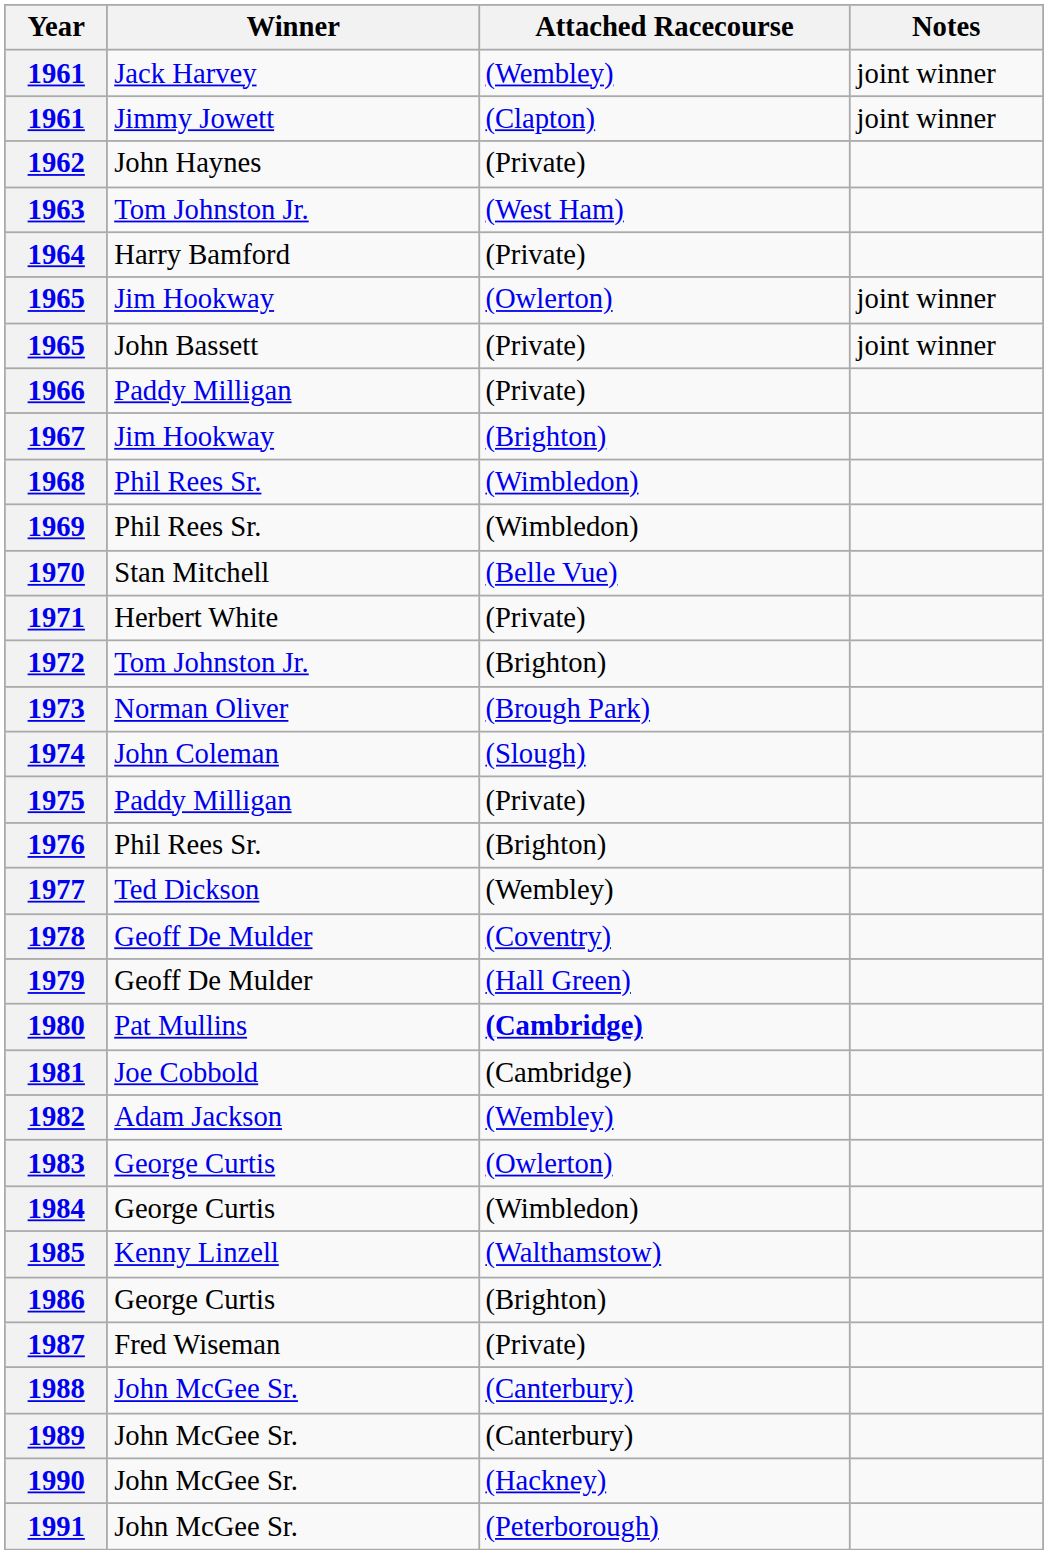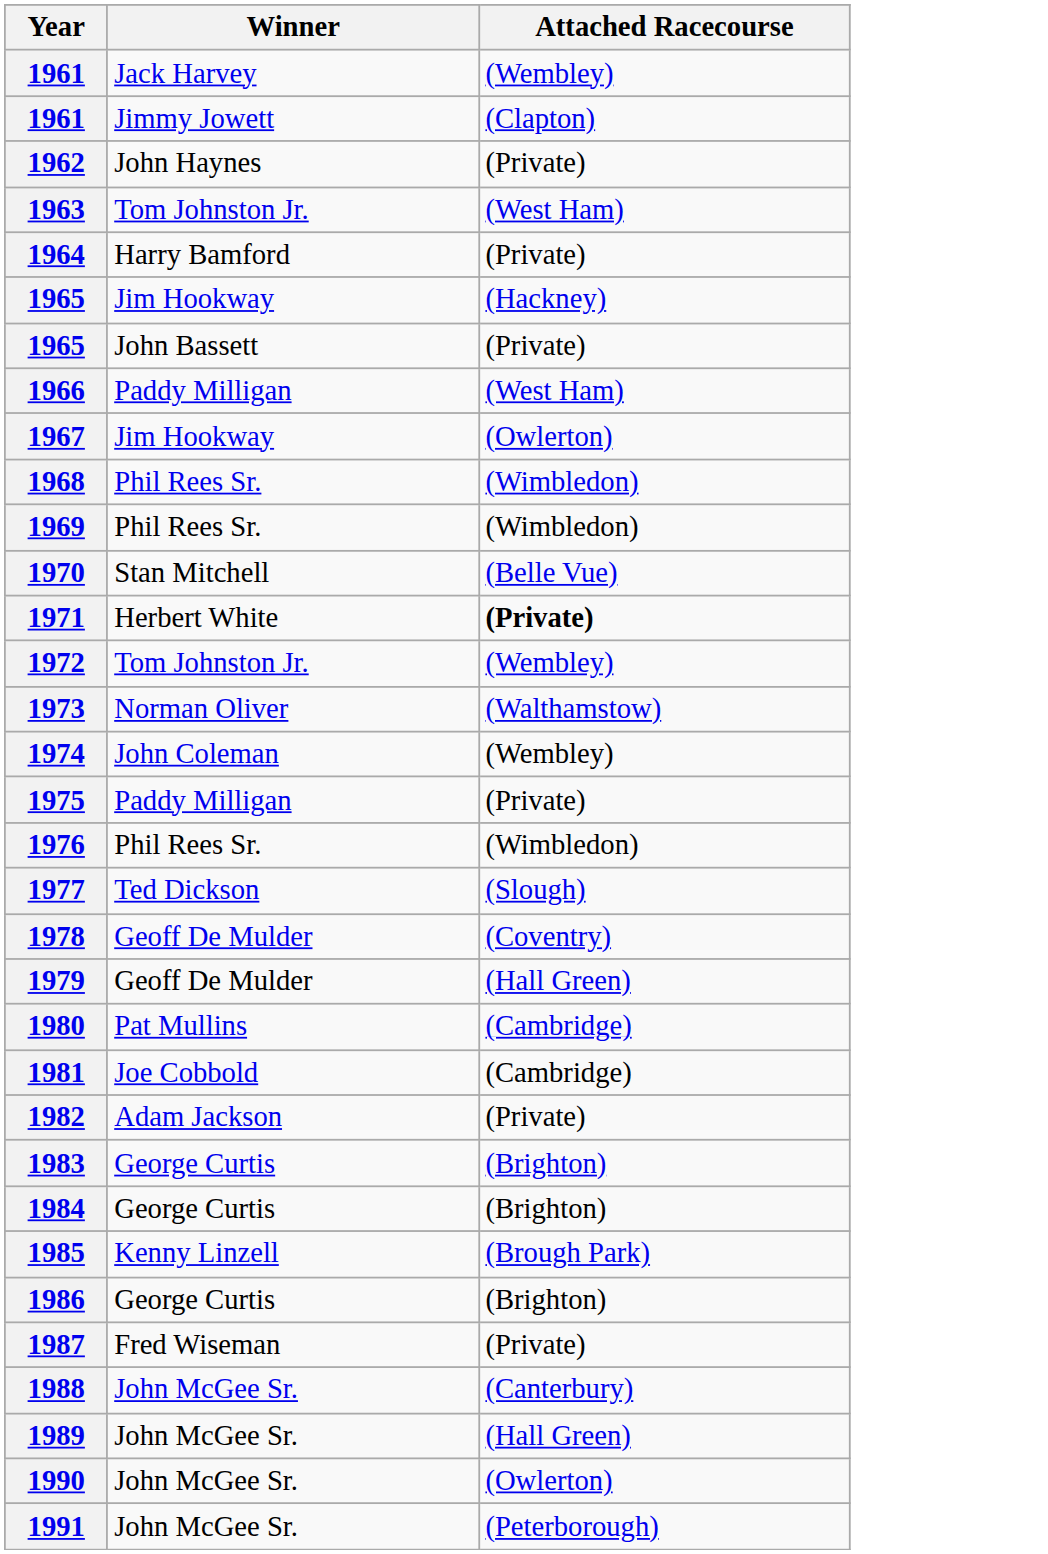- column: (946, 27)
(549, 299) (Owlerton) -> (546, 299) (Hackney)
(536, 390) (Private) -> (555, 390) (West Ham)
(546, 436) (Brighton) -> (549, 436) (Owlerton)
(536, 617) normal -> (539, 617) bold
(546, 663) (Brighton) -> (549, 663) (Wembley)
(568, 708) (Brough Park) -> (573, 708) (Walthamstow)
(536, 753) (Slough) -> (549, 753) (Wembley)
(546, 844) (Brighton) -> (562, 844) (Wimbledon)
(549, 890) (Wembley) -> (536, 890) (Slough)
(564, 1026) bold -> (559, 1026) normal
(549, 1117) (Wembley) -> (536, 1117) (Private)
(549, 1162) (Owlerton) -> (546, 1162) (Brighton)
(562, 1208) (Wimbledon) -> (546, 1208) (Brighton)
(573, 1253) (Walthamstow) -> (568, 1253) (Brough Park)
(559, 1435) (Canterbury) -> (558, 1435) (Hall Green)
(546, 1480) (Hackney) -> (549, 1480) (Owlerton)
